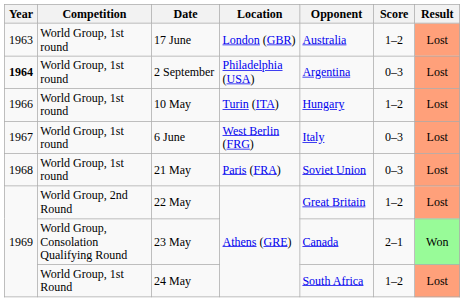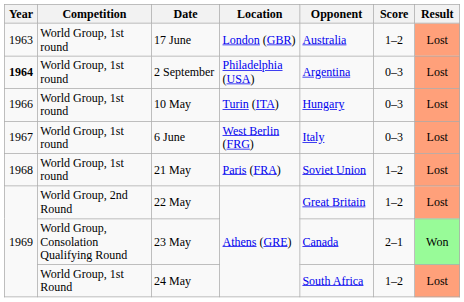(394, 104) 1–2 -> (394, 104) 0–3
(394, 169) 0–3 -> (394, 169) 1–2
